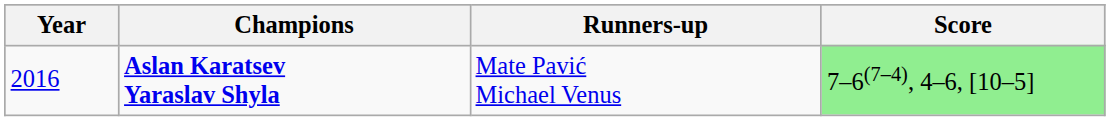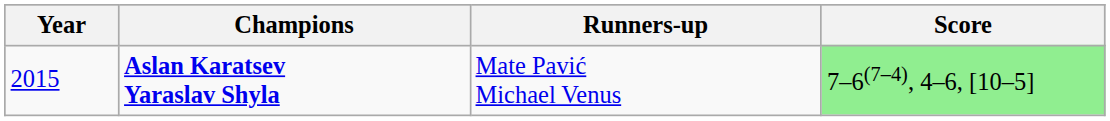(35, 79) 2016 -> (35, 79) 2015
